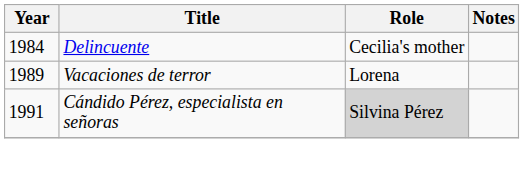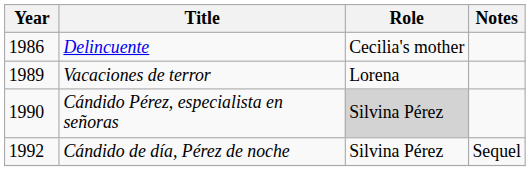(26, 46) 1984 -> (26, 46) 1986
(26, 113) 1991 -> (26, 113) 1990
+ row: (177, 151)
